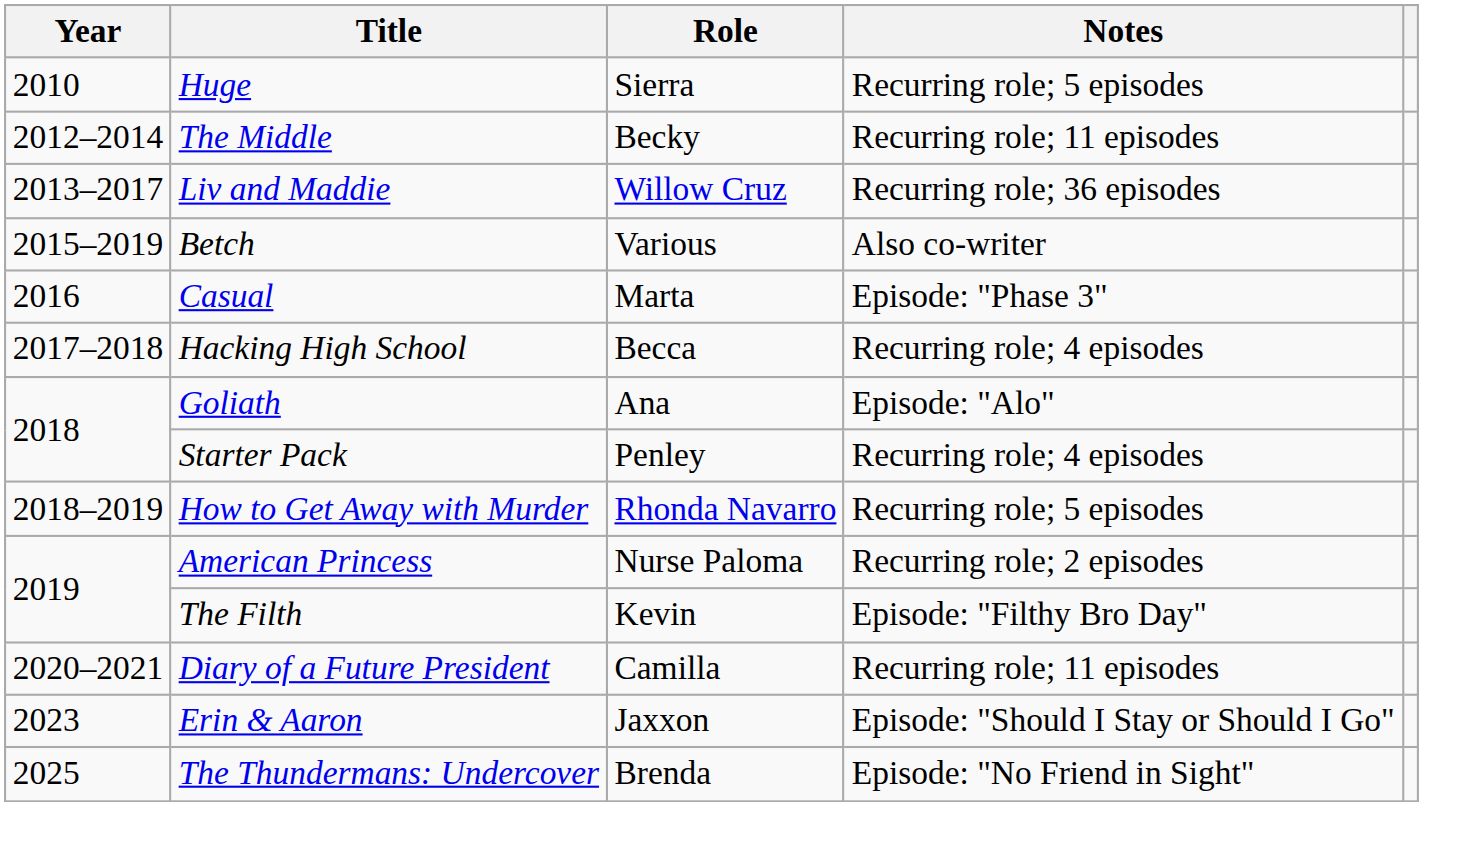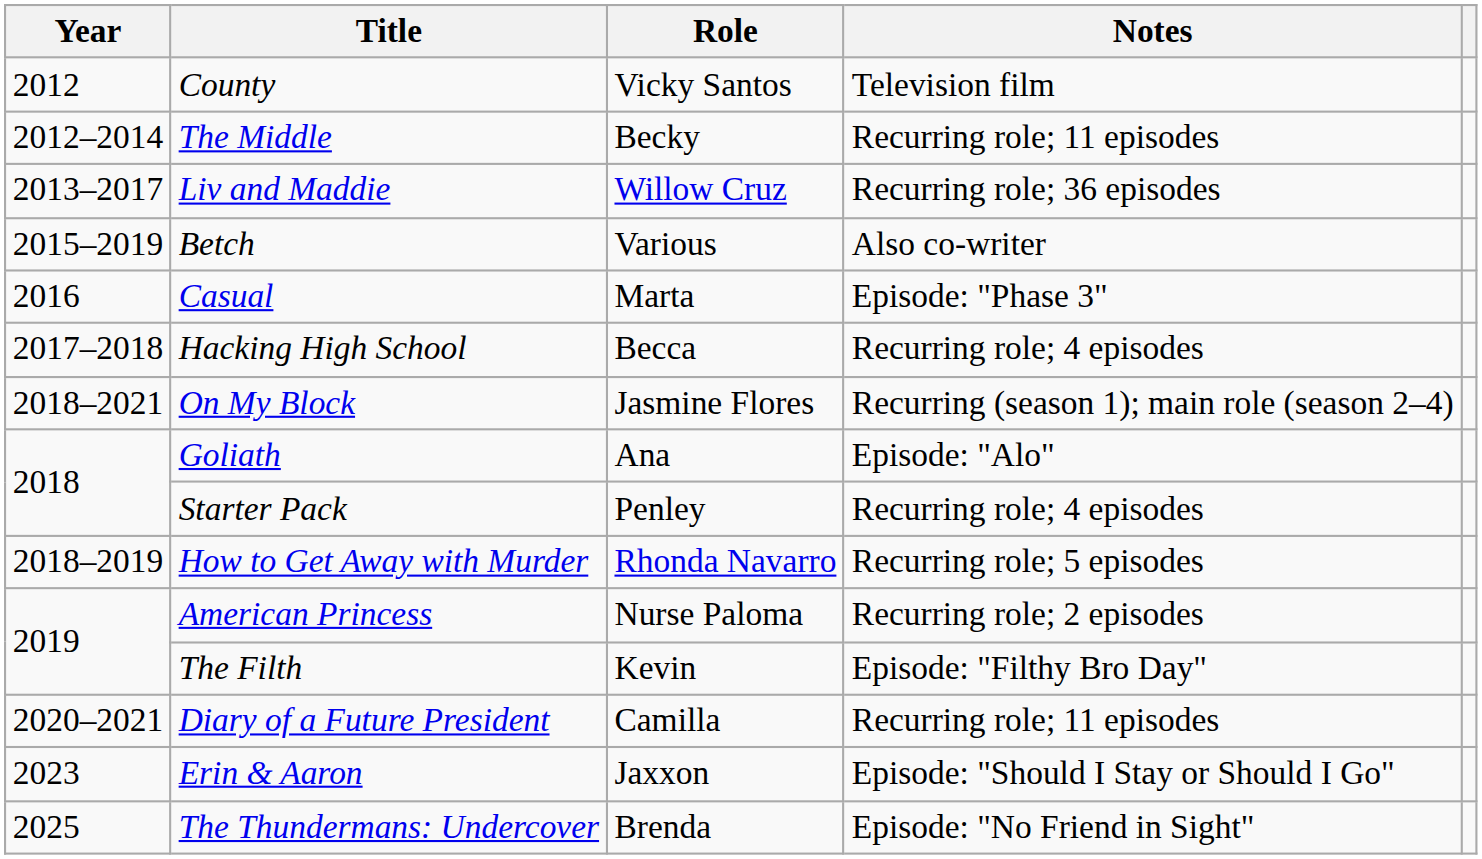- row: (215, 84)
+ row: (227, 84)
+ row: (267, 402)
